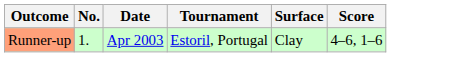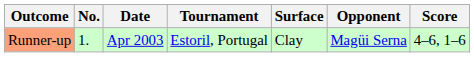+ column: (369, 16)
